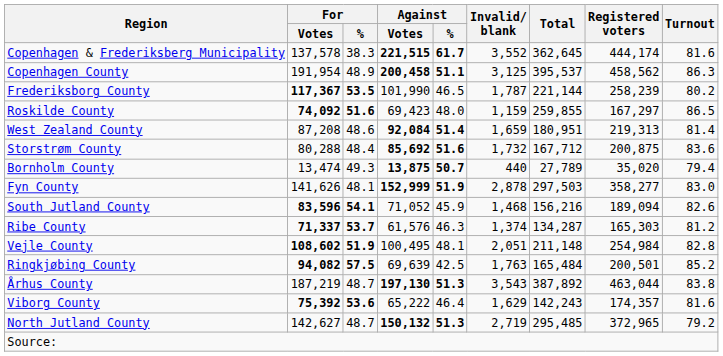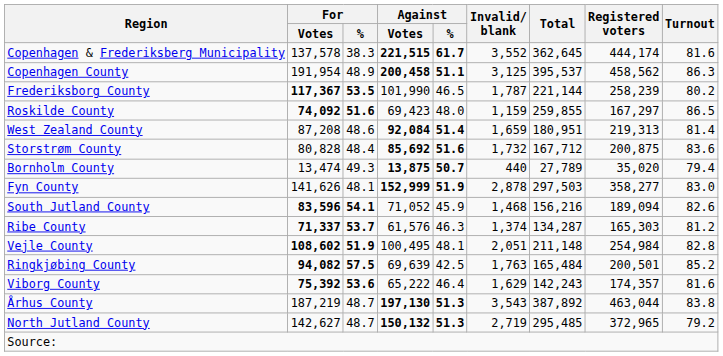(319, 149) 80,288 -> (319, 149) 80,828
rows swapped: (50, 284) <-> (54, 303)
